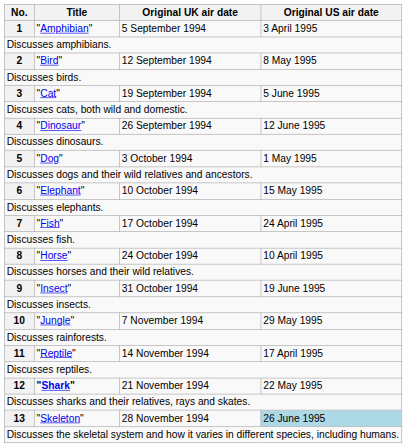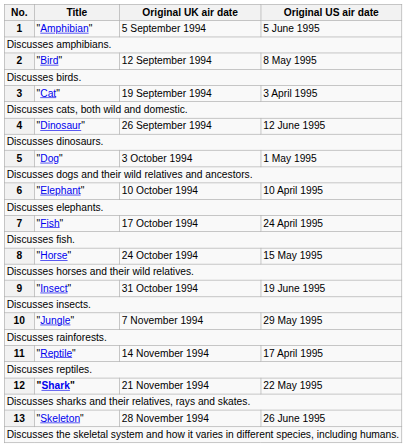(290, 28) 3 April 1995 -> (291, 28) 5 June 1995
(291, 93) 5 June 1995 -> (290, 93) 3 April 1995
(293, 191) 15 May 1995 -> (293, 191) 10 April 1995
(293, 256) 10 April 1995 -> (293, 256) 15 May 1995
(294, 418) lightblue background -> (294, 418) no background
